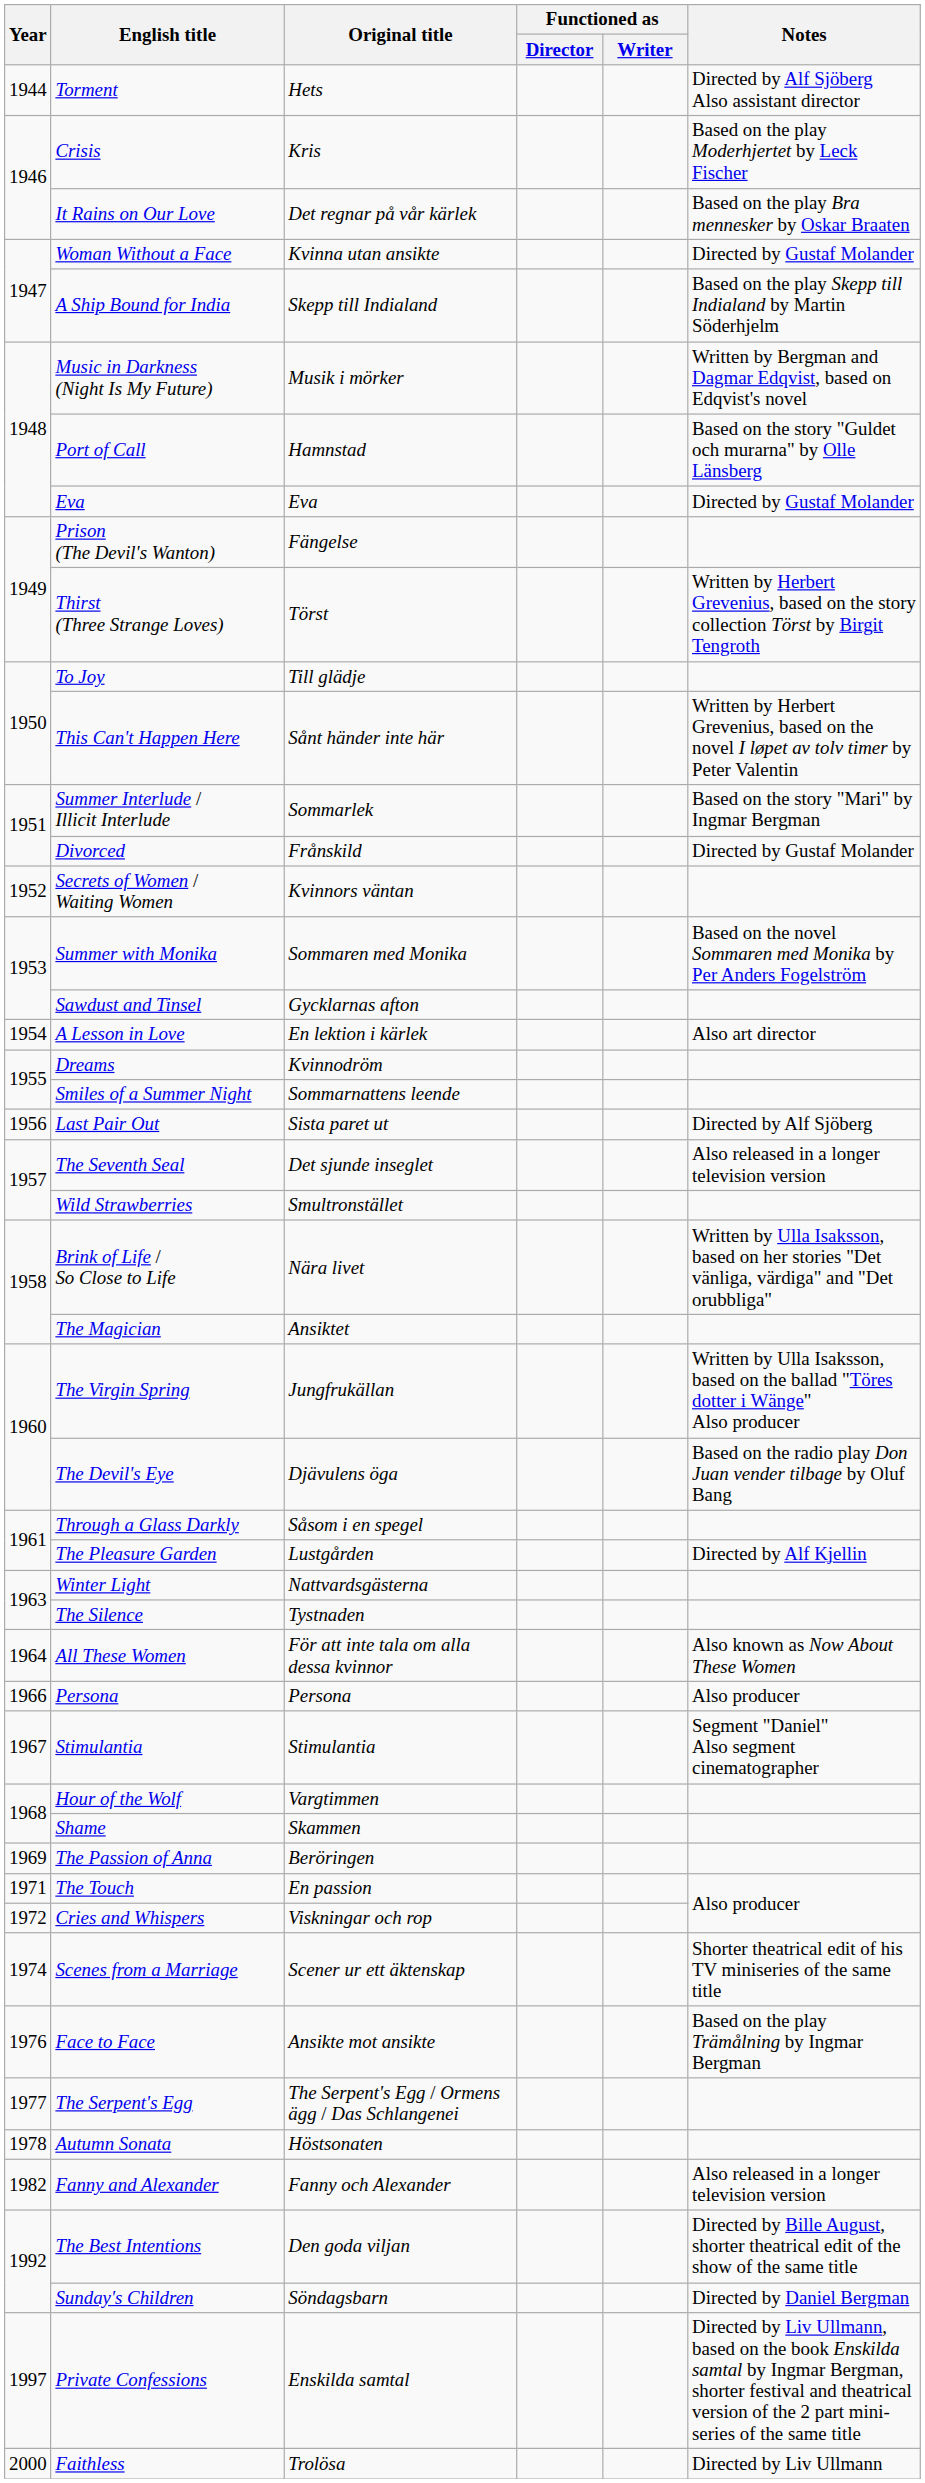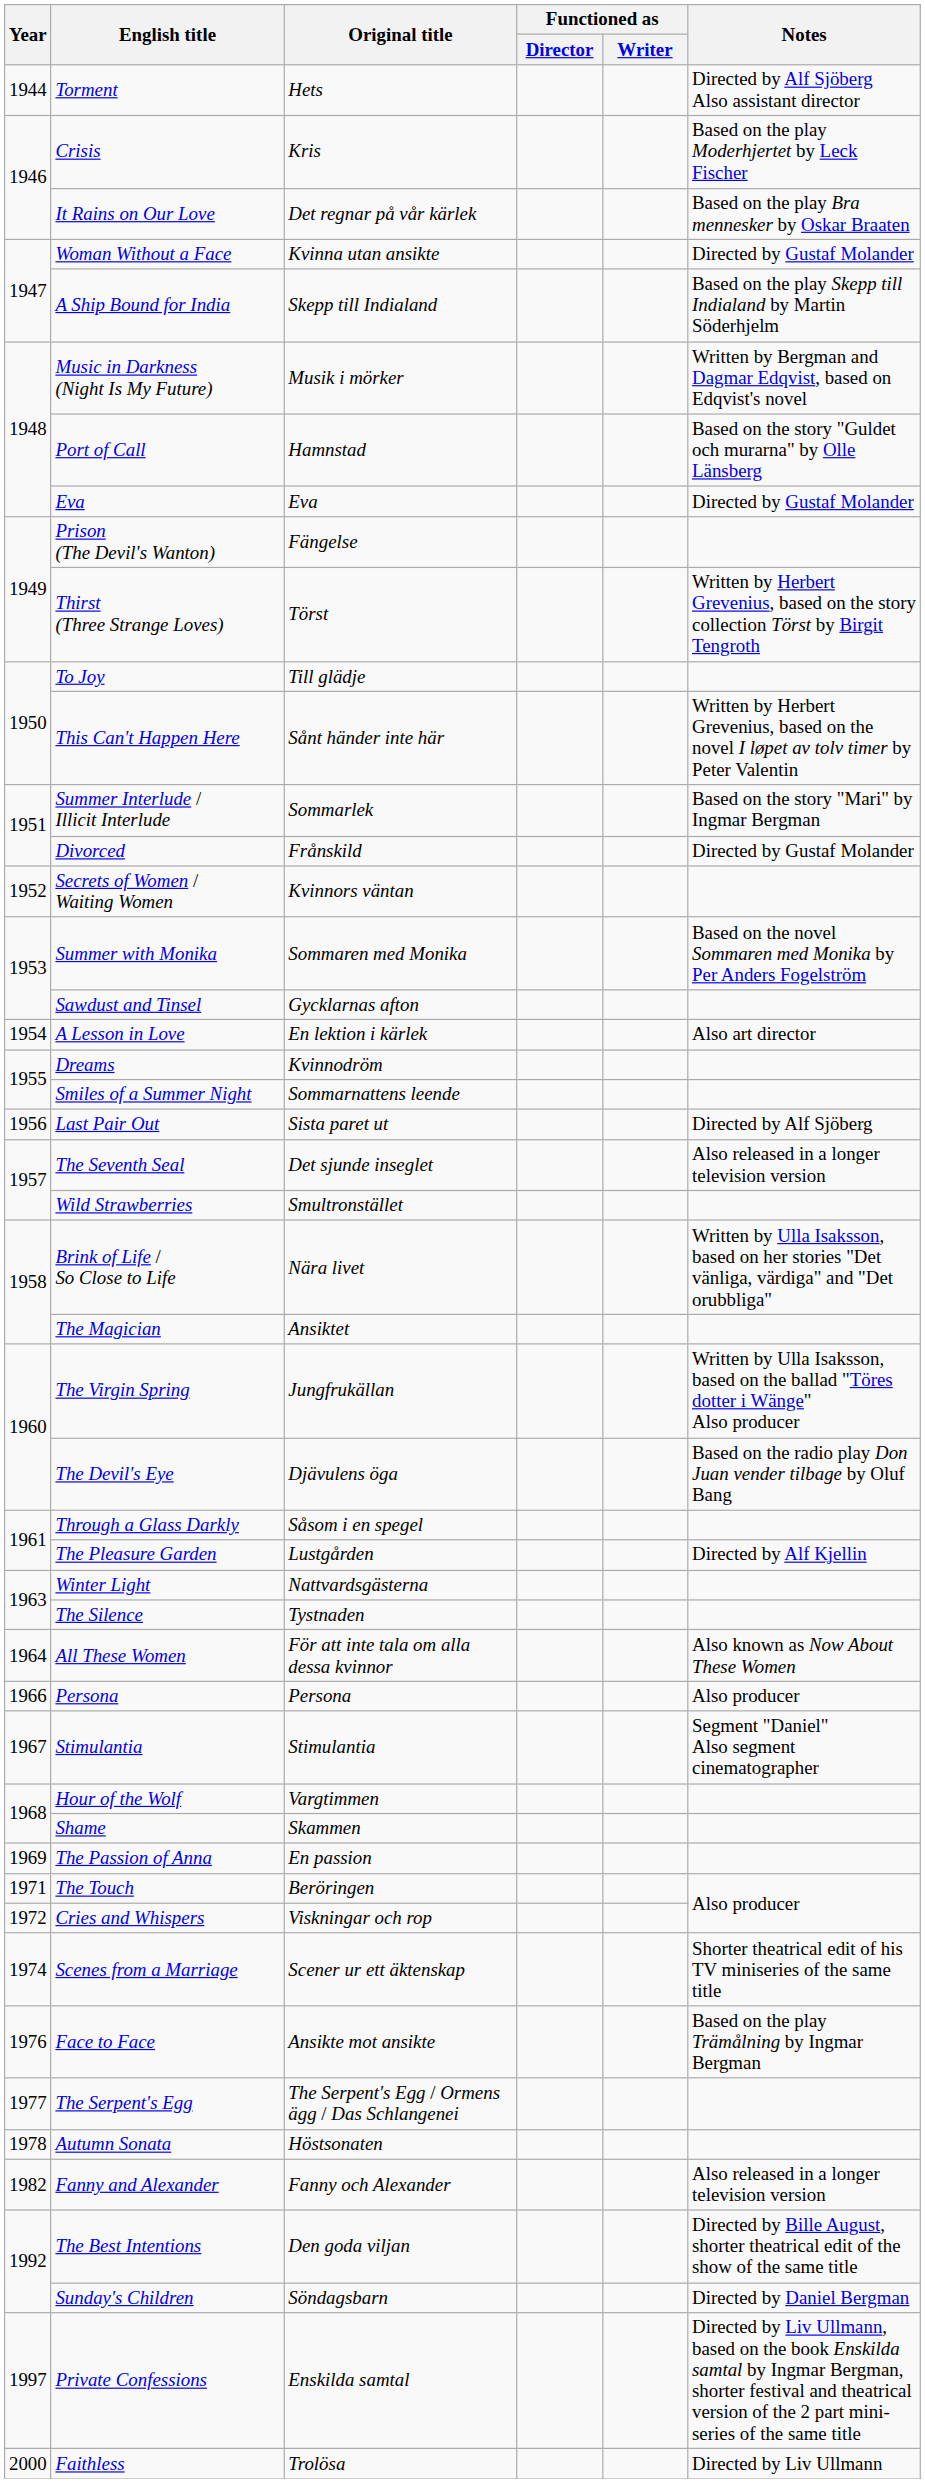(331, 1858) Beröringen -> (330, 1858) En passion
(330, 1888) En passion -> (331, 1888) Beröringen
